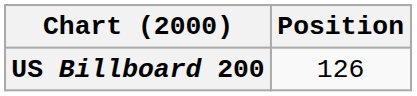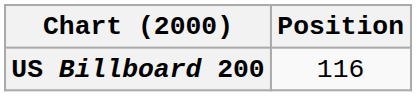(341, 70) 126 -> (341, 70) 116
